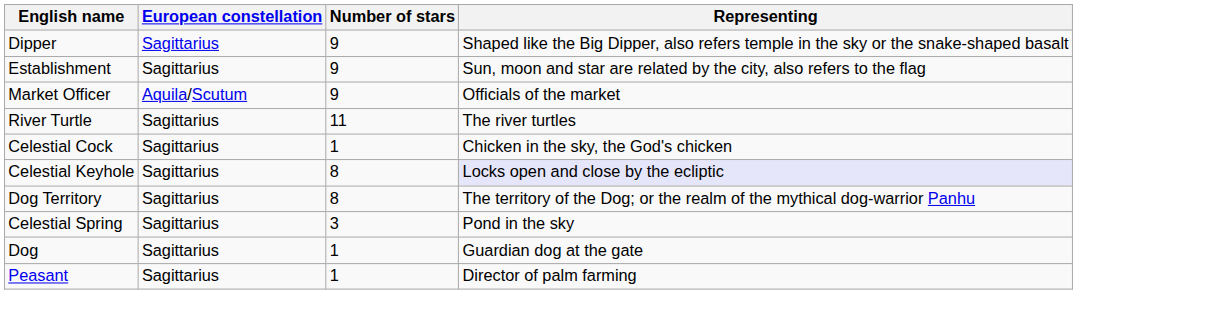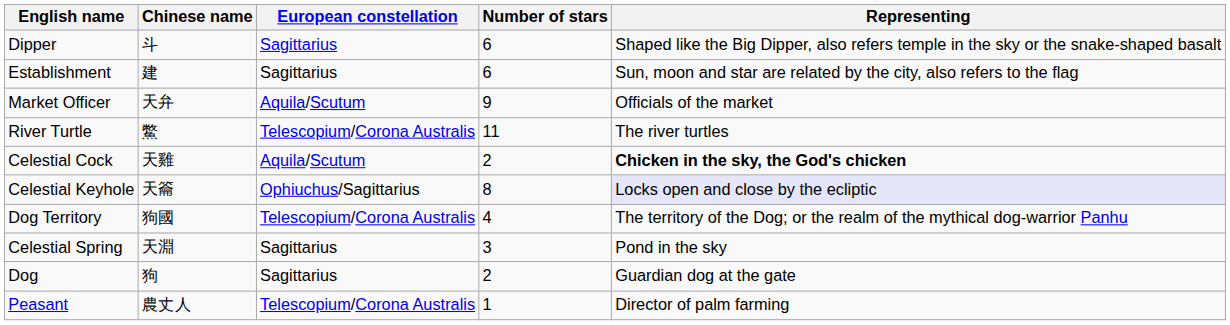+ column: (197, 17)
(334, 43) 9 -> (487, 44) 6
(334, 69) 9 -> (487, 73) 6
(180, 120) Sagittarius -> (368, 131) Telescopium/Corona Australis
(180, 146) Sagittarius -> (313, 160) Aquila/Scutum
(334, 146) 1 -> (487, 160) 2
(597, 146) normal -> (761, 160) bold
(180, 172) Sagittarius -> (340, 189) Ophiuchus/Sagittarius
(180, 198) Sagittarius -> (368, 218) Telescopium/Corona Australis
(334, 198) 8 -> (487, 218) 4
(334, 250) 1 -> (487, 276) 2
(180, 276) Sagittarius -> (368, 305) Telescopium/Corona Australis
